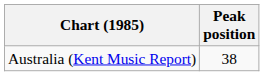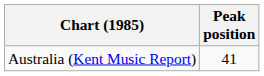(229, 58) 38 -> (229, 58) 41
